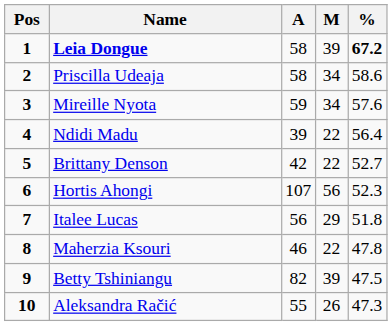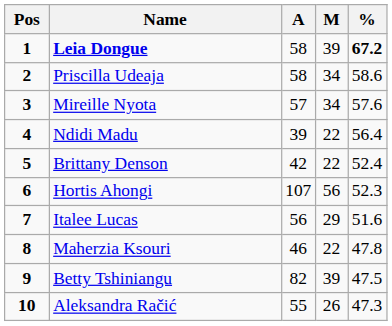(298, 105) 59 -> (298, 105) 57
(367, 162) 52.7 -> (367, 162) 52.4
(367, 220) 51.8 -> (367, 220) 51.6
